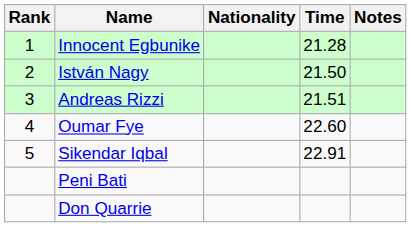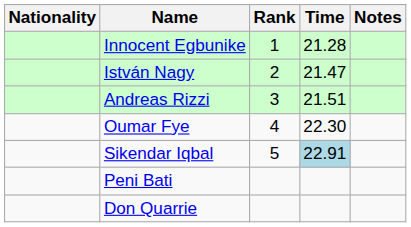columns swapped: (29, 18) <-> (252, 18)
(325, 72) 21.50 -> (325, 72) 21.47
(325, 126) 22.60 -> (325, 126) 22.30
(325, 153) no background -> (325, 153) lightblue background
